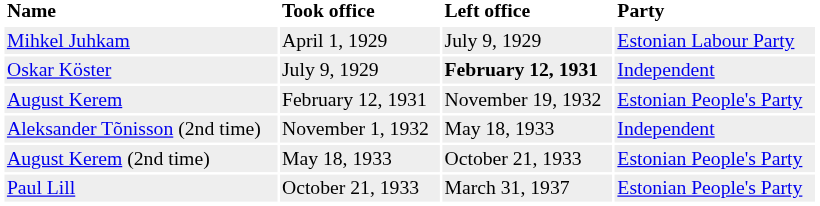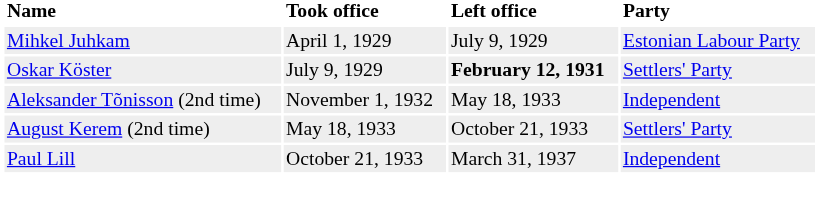(666, 69) Independent -> (677, 69) Settlers' Party
- row: (65, 99)
(710, 158) Estonian People's Party -> (677, 128) Settlers' Party
(710, 187) Estonian People's Party -> (672, 158) Independent
